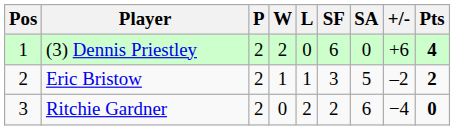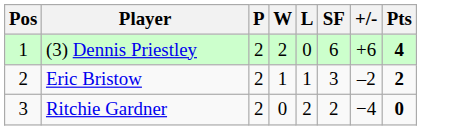- column: (366, 19)
